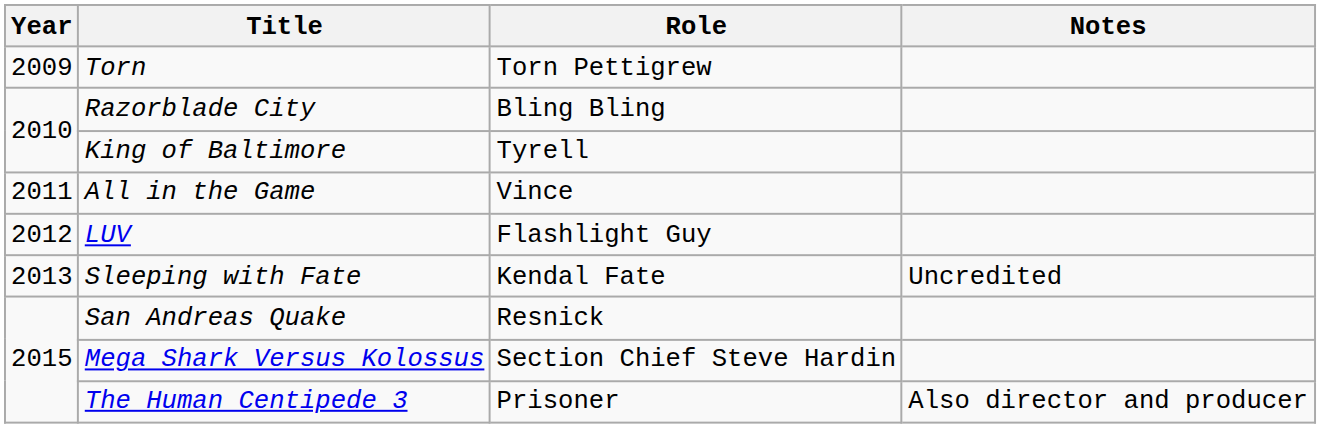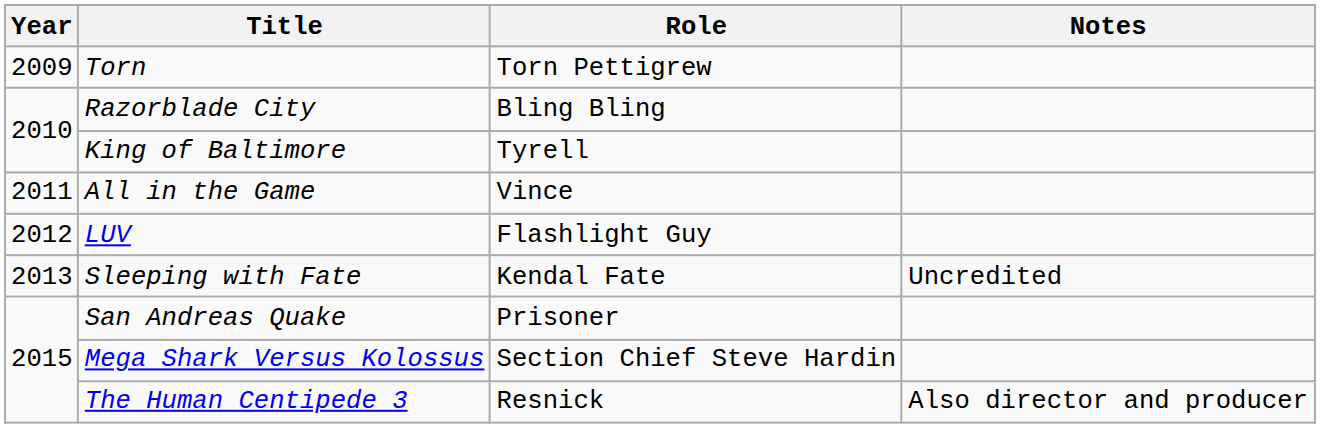(550, 318) Resnick -> (558, 318) Prisoner
(558, 402) Prisoner -> (550, 402) Resnick
